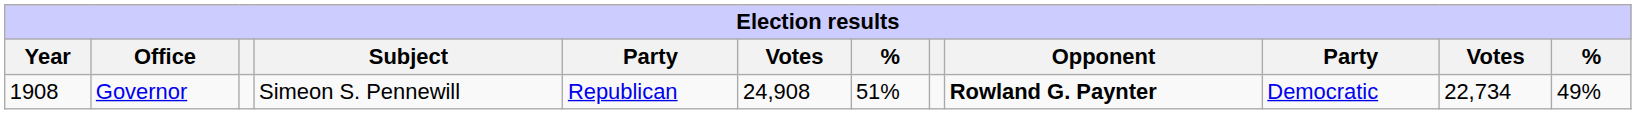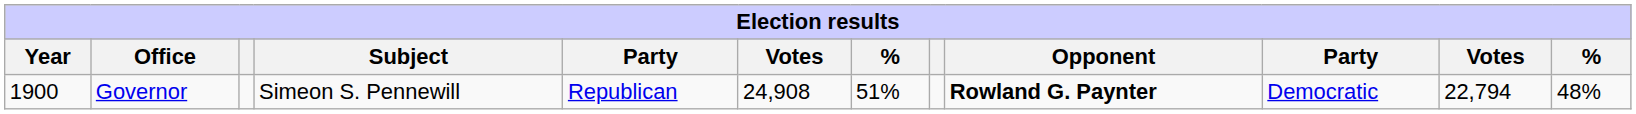(34, 91) 1908 -> (34, 91) 1900
(1478, 91) 22,734 -> (1478, 91) 22,794
(1579, 91) 49% -> (1579, 91) 48%
